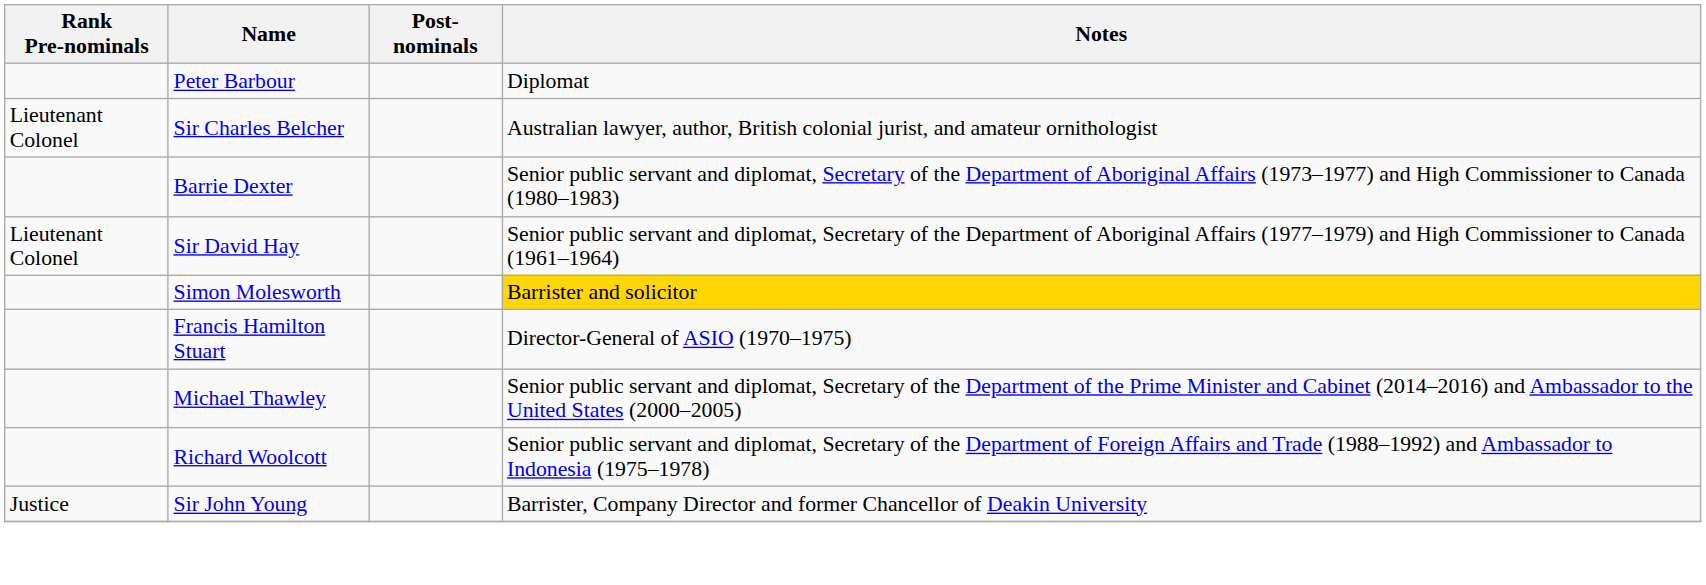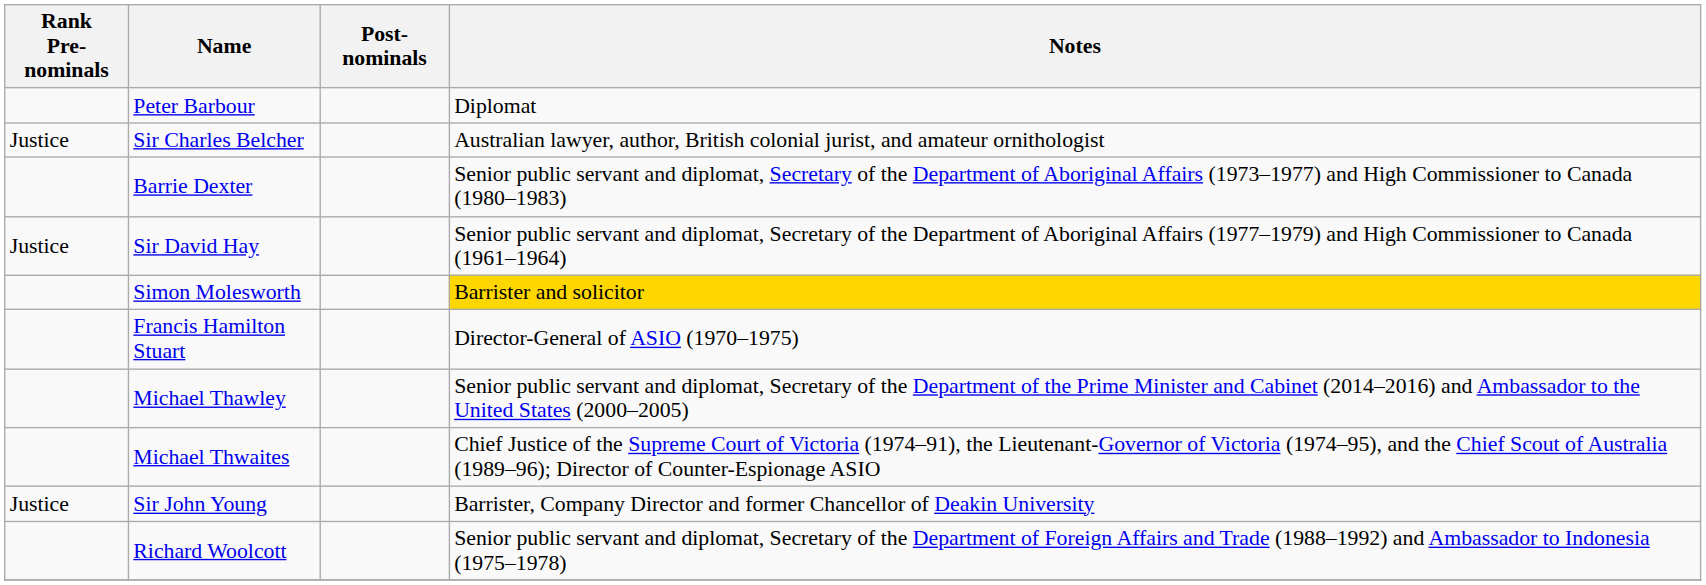(56, 127) Lieutenant Colonel -> (39, 139) Justice
(56, 245) Lieutenant Colonel -> (39, 245) Justice
+ row: (211, 456)
rows swapped: (250, 456) <-> (240, 503)
